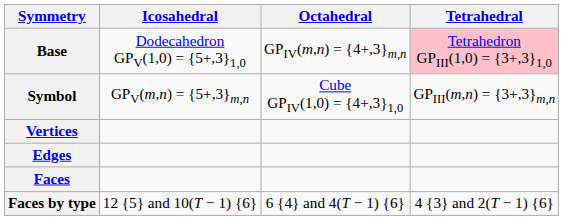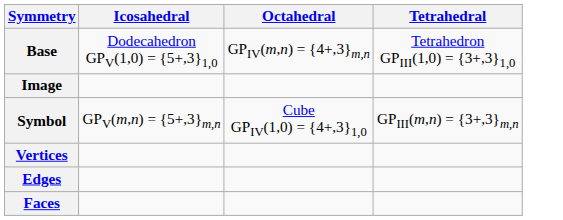(484, 51) pink background -> (448, 51) no background
+ row: (42, 85)
- row: (52, 203)
